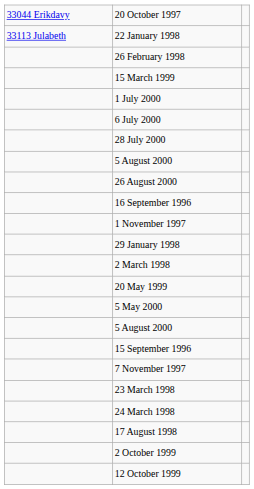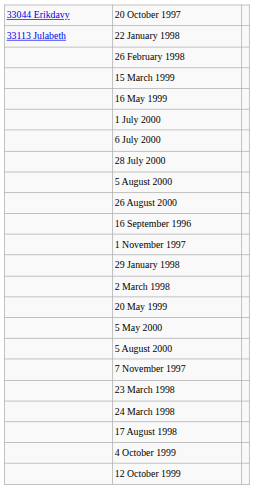+ row: (58, 99)
- row: (58, 349)
- row: (58, 453)
+ row: (58, 453)
